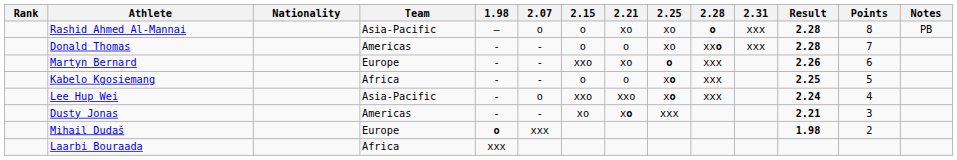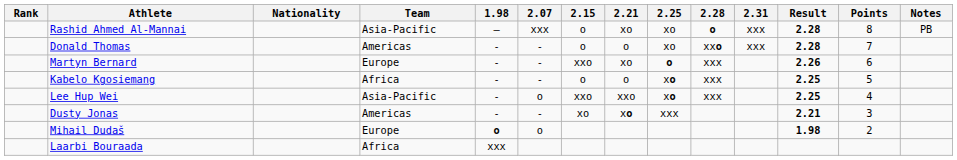(540, 30) o -> (540, 30) xxx
(808, 96) 2.24 -> (808, 96) 2.25
(540, 130) xxx -> (540, 130) o
